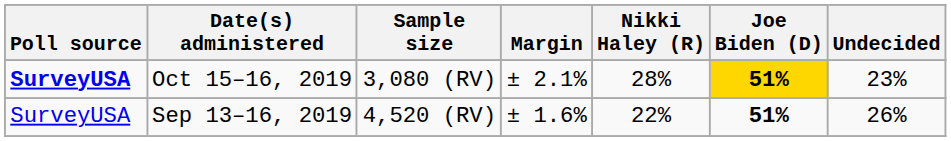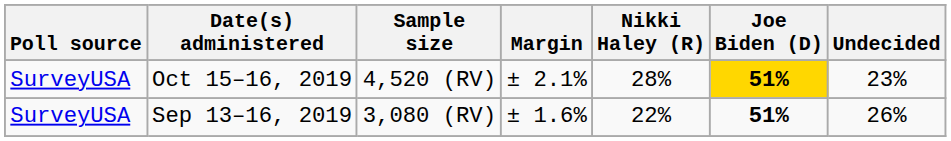(70, 79) bold -> (70, 79) normal
(429, 79) 3,080 (RV) -> (429, 79) 4,520 (RV)
(429, 116) 4,520 (RV) -> (429, 116) 3,080 (RV)
